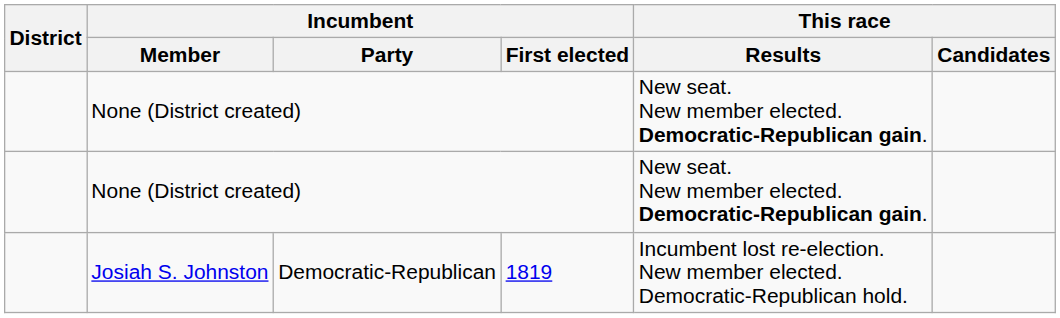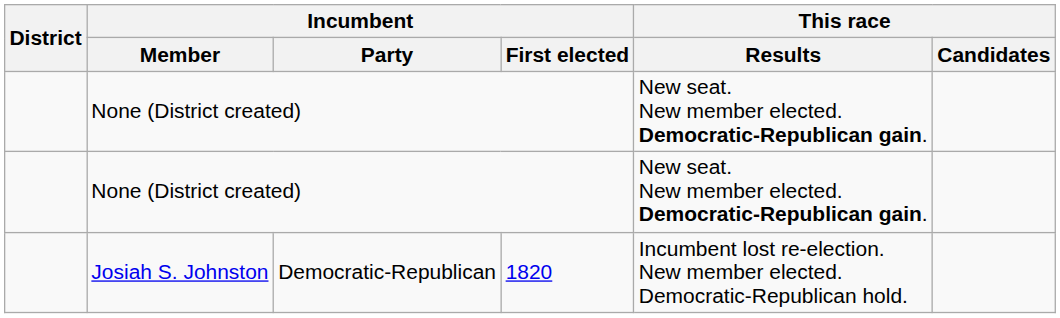(529, 271) 1819 -> (529, 271) 1820
